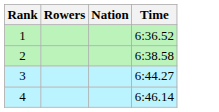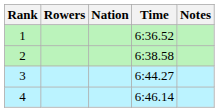+ column: (195, 14)
